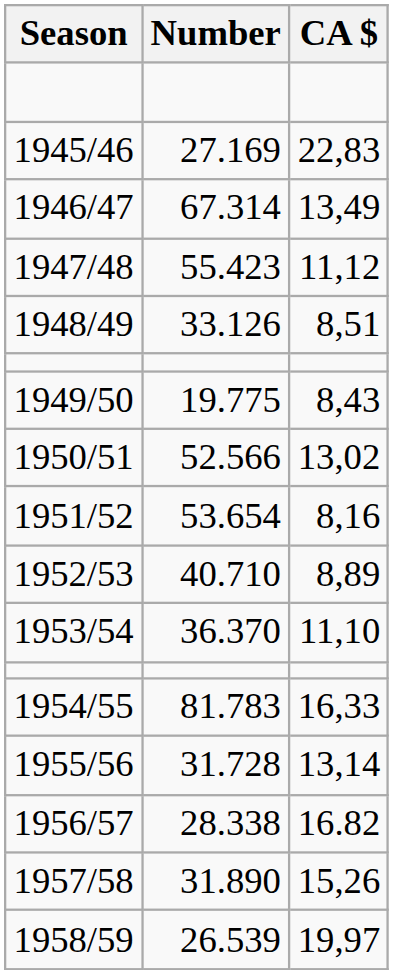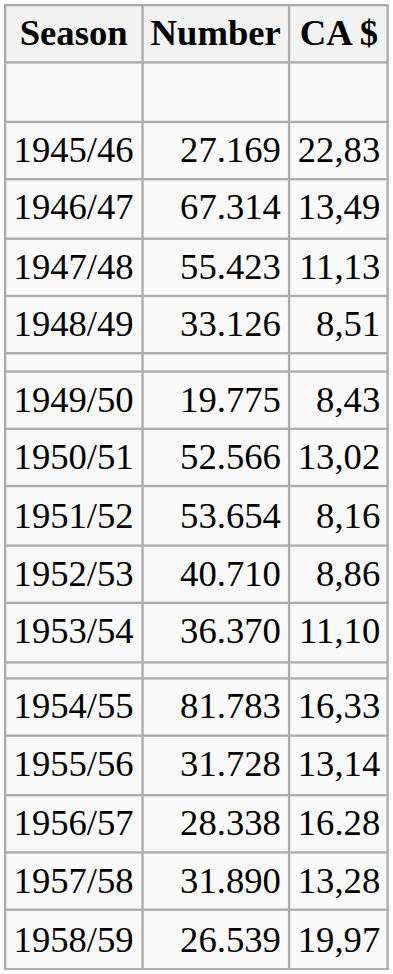(340, 265) 11,12 -> (340, 265) 11,13
(348, 573) 8,89 -> (348, 573) 8,86
(339, 822) 16.82 -> (339, 822) 16.28
(339, 880) 15,26 -> (339, 880) 13,28
